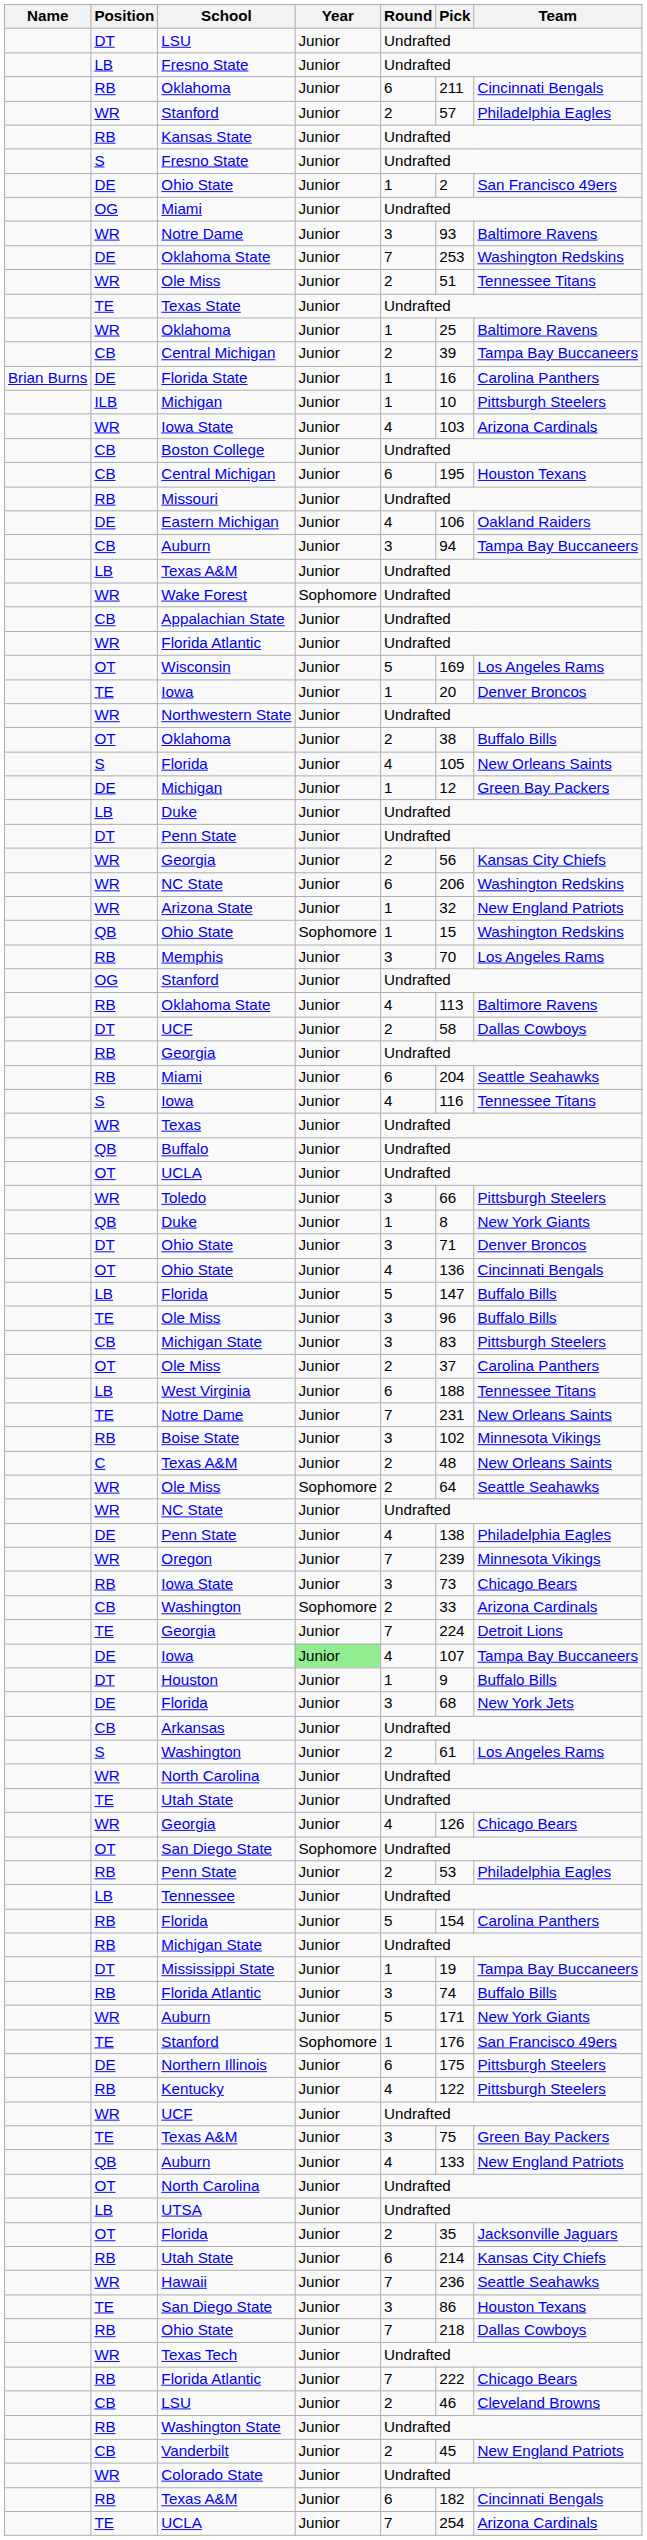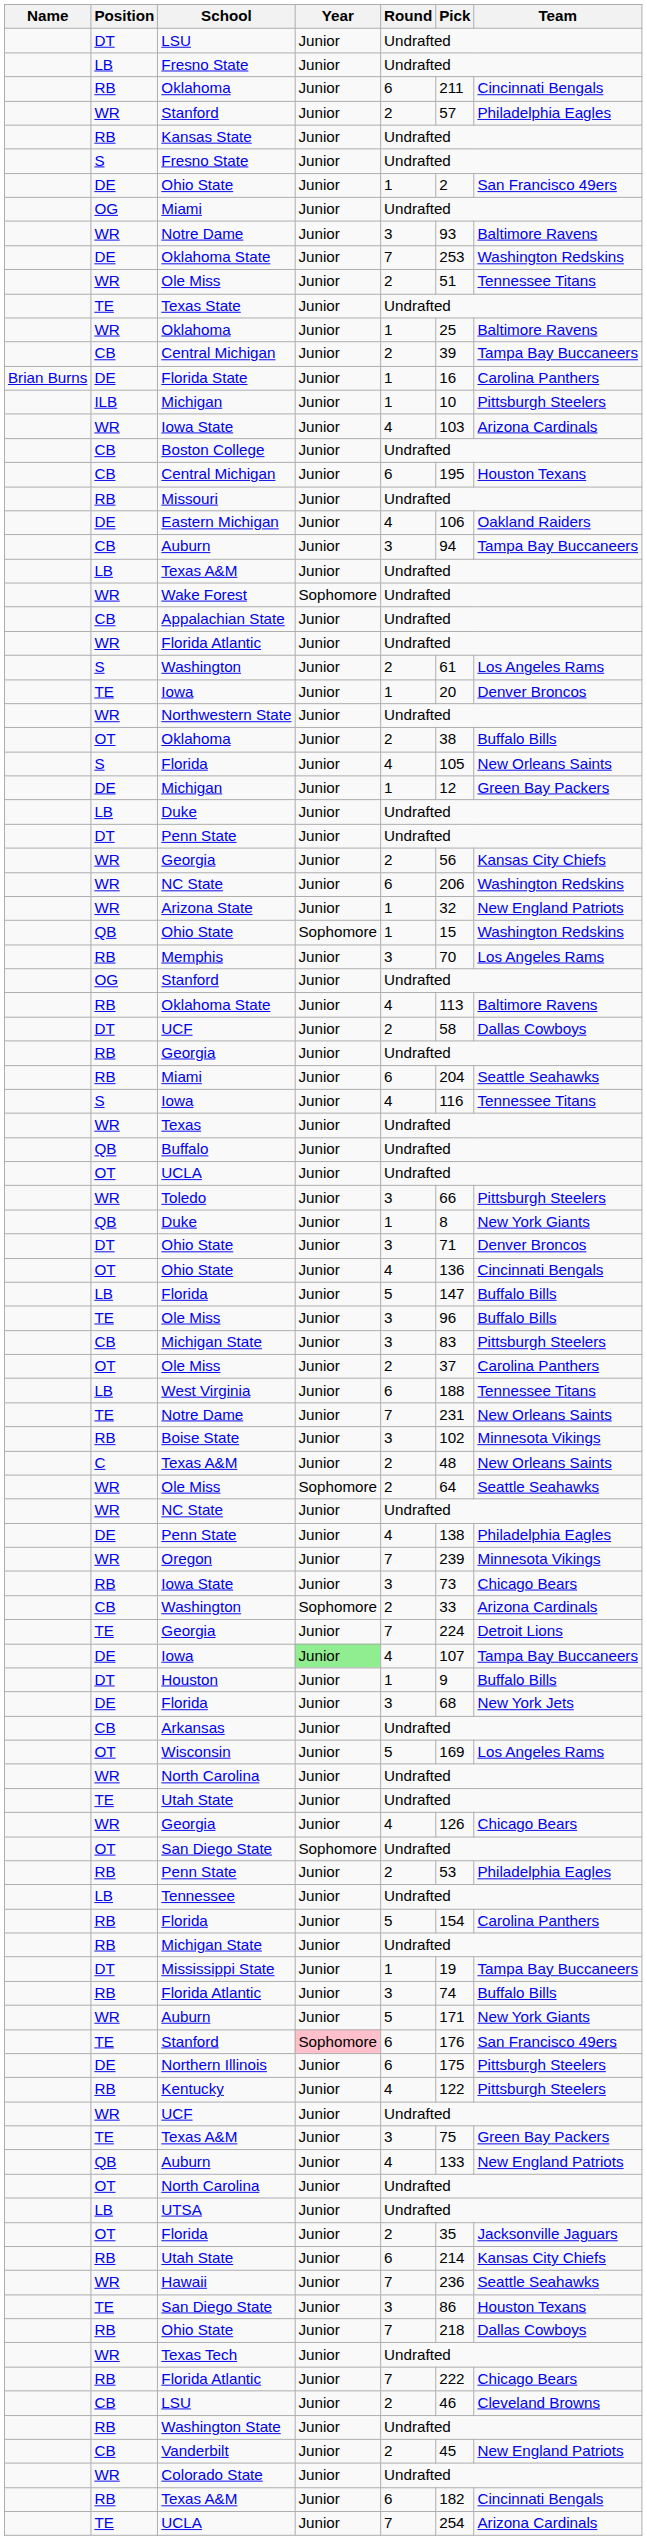rows swapped: (105, 667) <-> (99, 1752)
(338, 2041) no background -> (338, 2041) pink background
(388, 2041) 1 -> (388, 2041) 6
